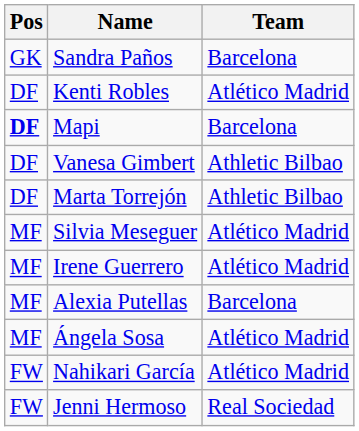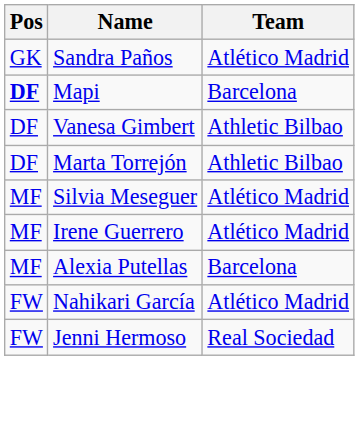(252, 57) Barcelona -> (278, 57) Atlético Madrid
- row: (111, 92)
- row: (109, 337)
